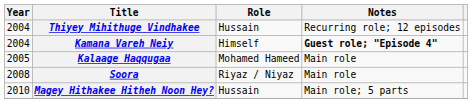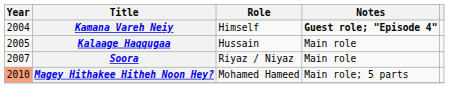- row: (124, 28)
(259, 59) Mohamed Hameed -> (239, 44) Hussain
(18, 75) 2008 -> (18, 59) 2007
(18, 91) no background -> (18, 75) lightsalmon background
(239, 91) Hussain -> (259, 75) Mohamed Hameed
